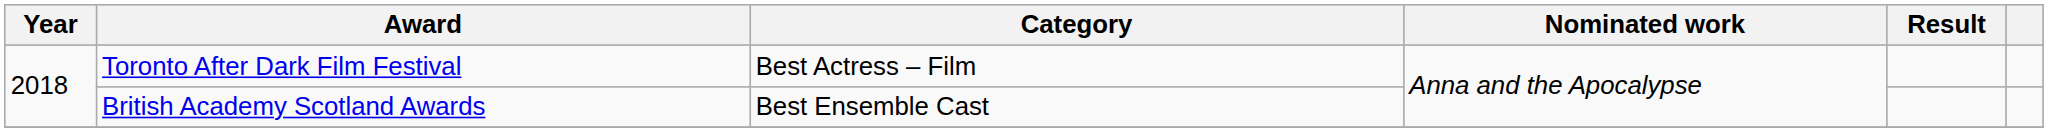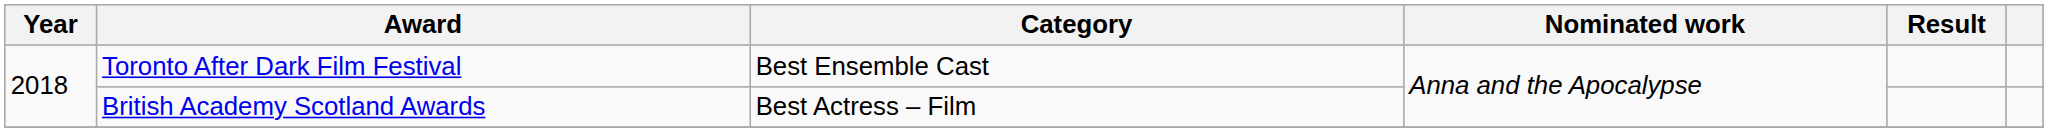(866, 65) Best Actress – Film -> (872, 65) Best Ensemble Cast
(872, 106) Best Ensemble Cast -> (866, 106) Best Actress – Film
